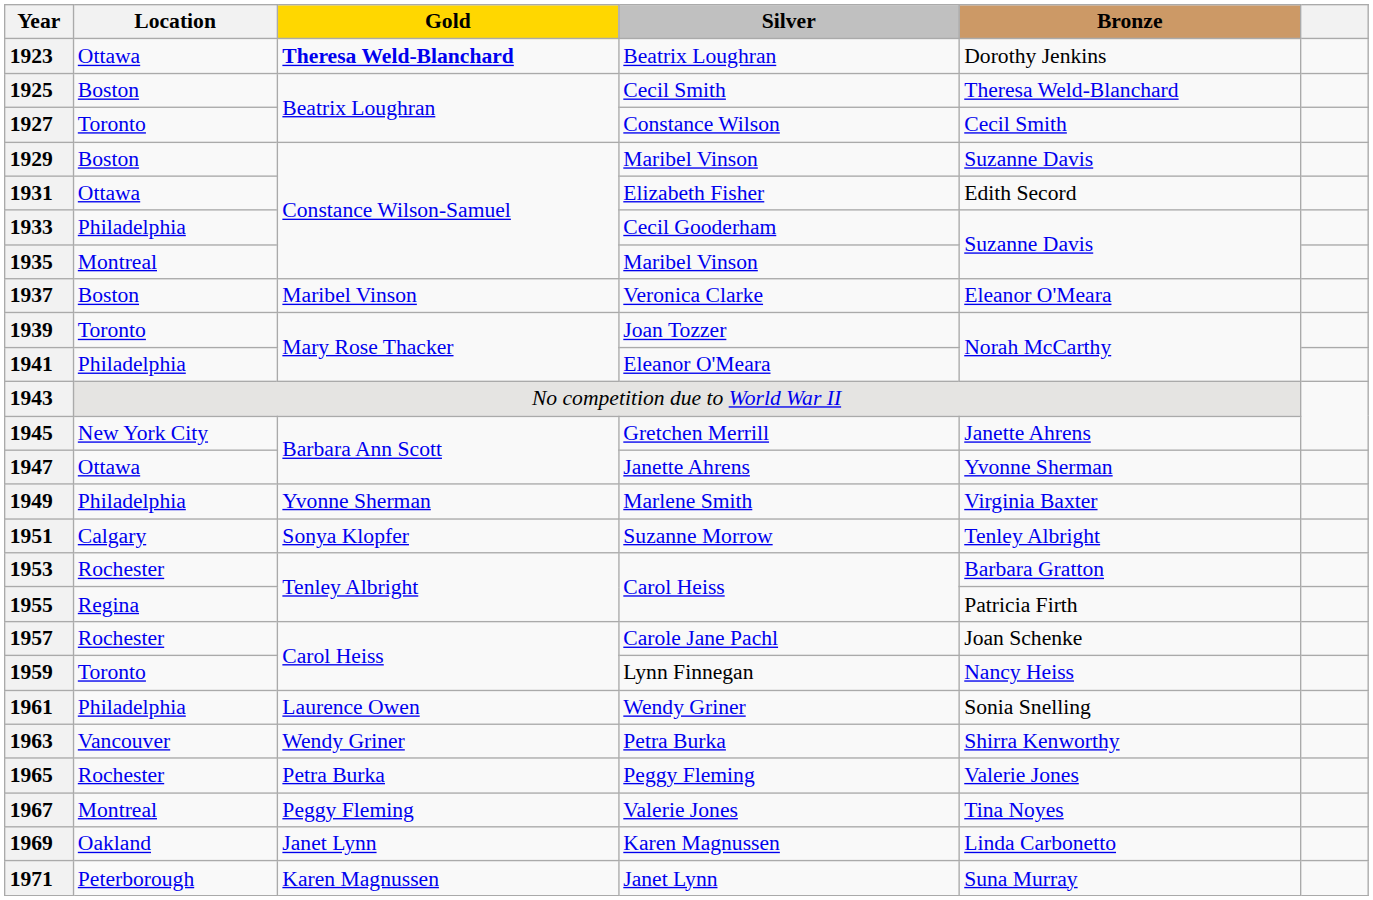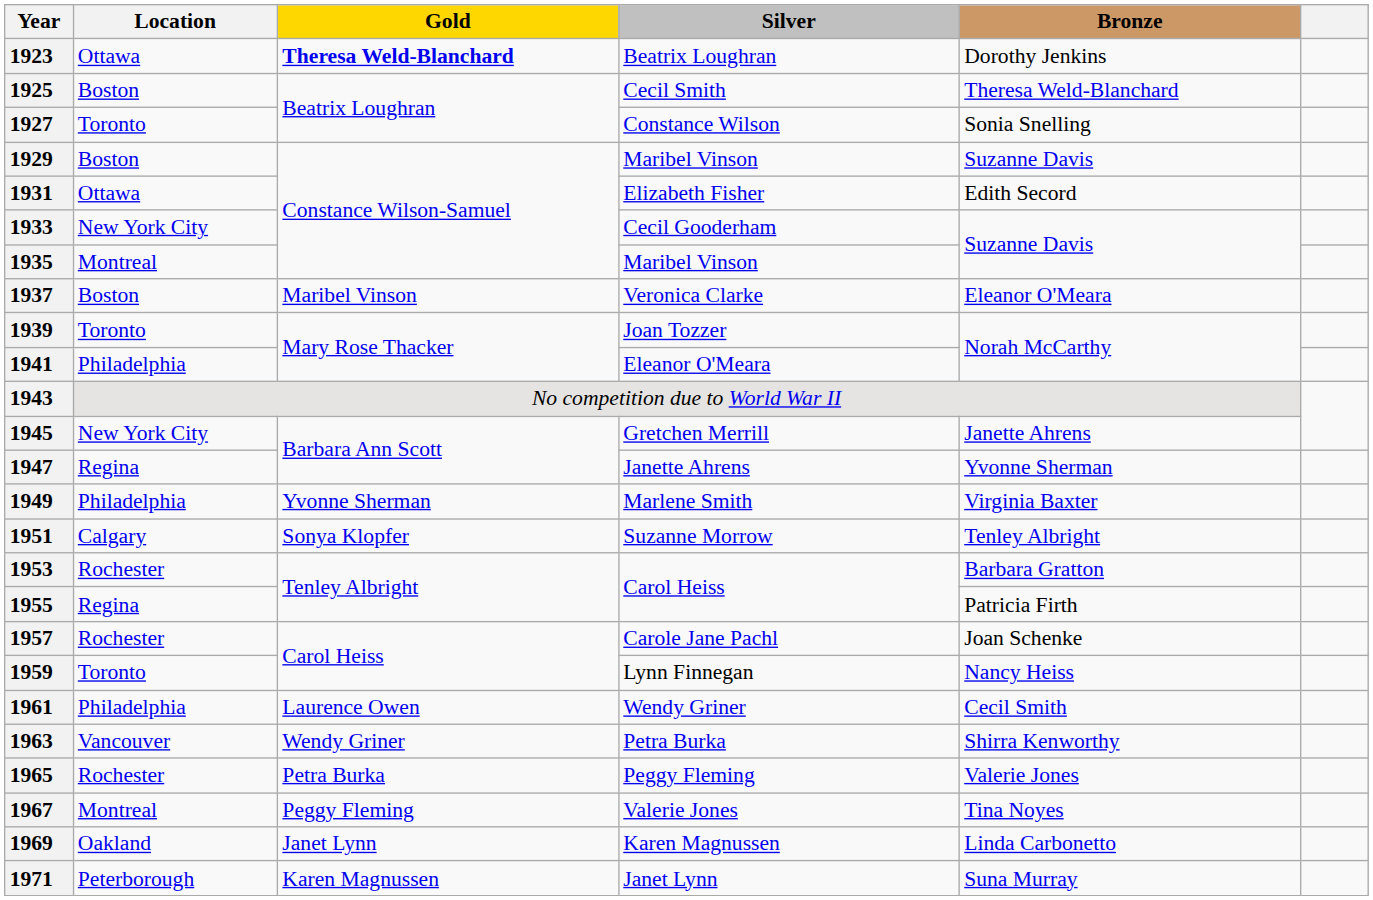(1016, 124) Cecil Smith -> (1028, 124) Sonia Snelling
(132, 227) Philadelphia -> (143, 227) New York City
(109, 466) Ottawa -> (108, 466) Regina
(1028, 706) Sonia Snelling -> (1016, 706) Cecil Smith
